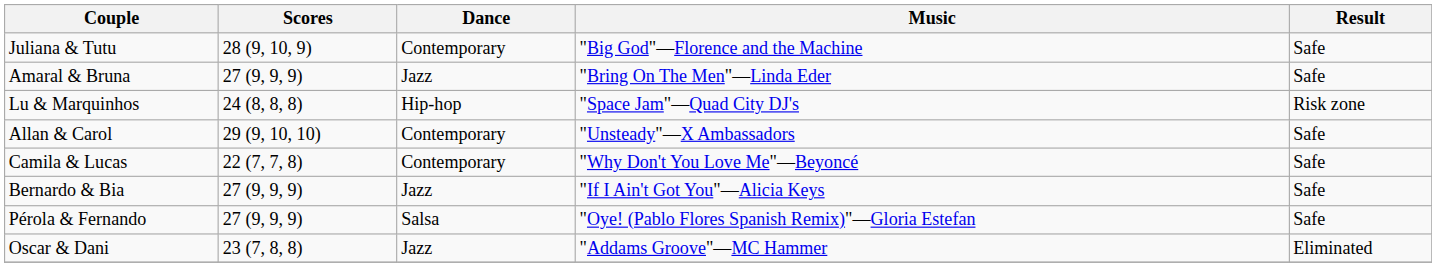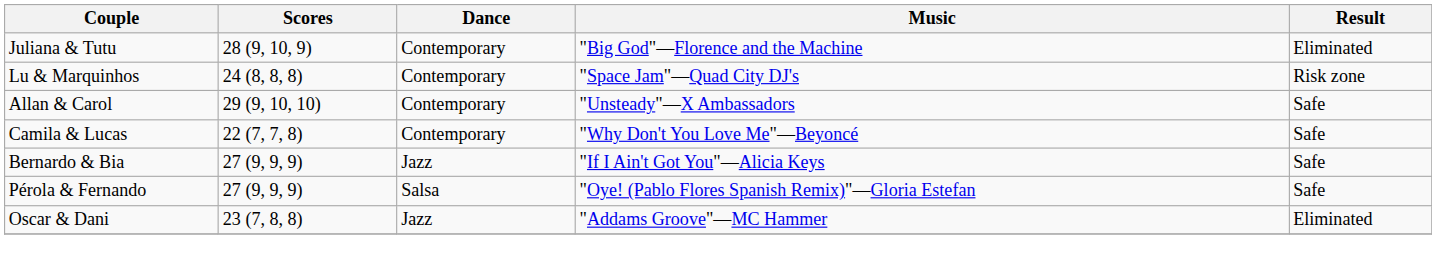(1309, 47) Safe -> (1333, 47) Eliminated
- row: (69, 76)
(431, 104) Hip-hop -> (453, 76) Contemporary
